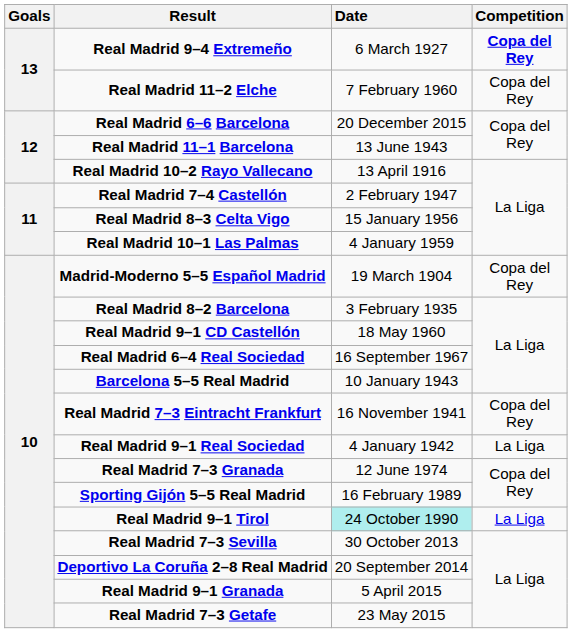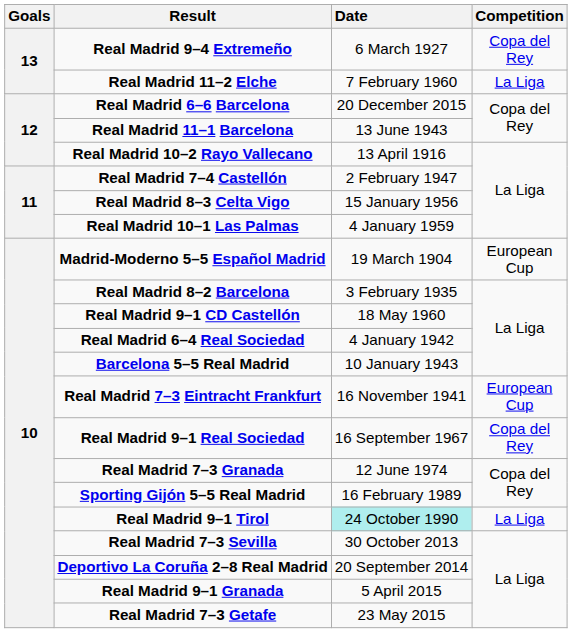(520, 49) bold -> (520, 49) normal
(520, 90) Copa del Rey -> (520, 81) La Liga
(520, 276) Copa del Rey -> (520, 259) European Cup
(401, 357) 16 September 1967 -> (401, 340) 4 January 1942
(520, 413) Copa del Rey -> (520, 396) European Cup
(401, 446) 4 January 1942 -> (401, 437) 16 September 1967
(520, 446) La Liga -> (520, 437) Copa del Rey
